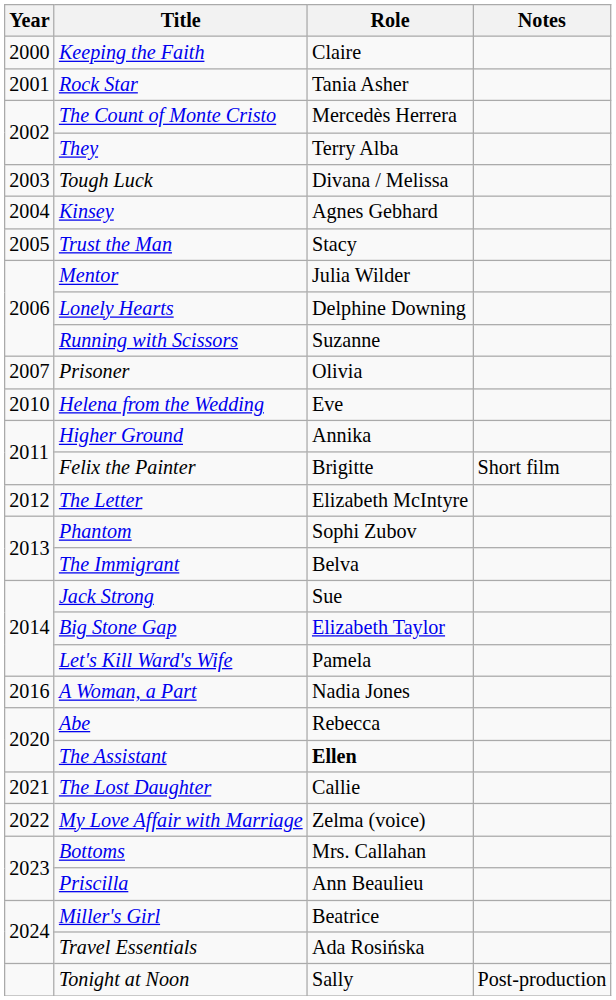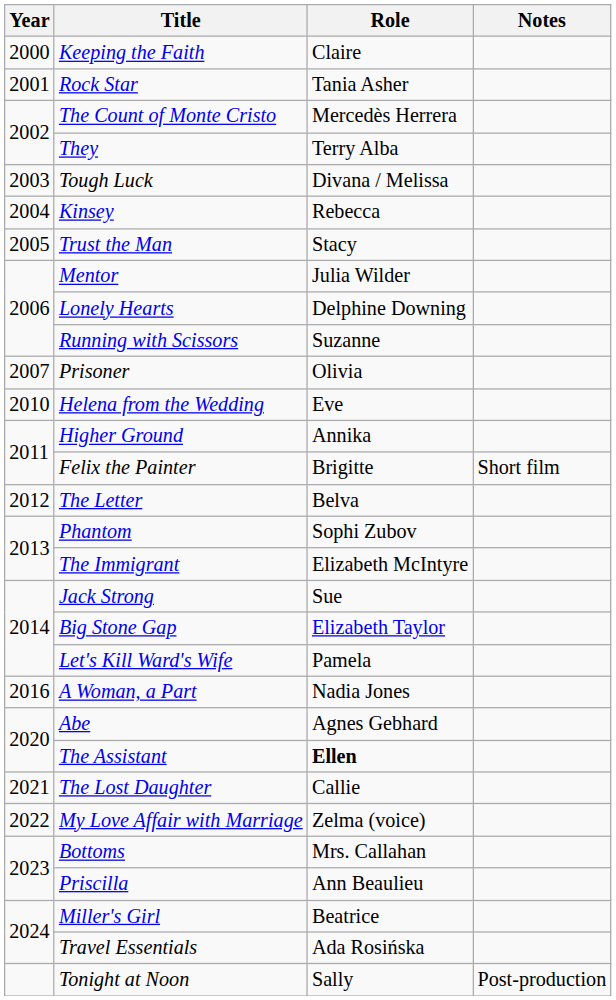(375, 212) Agnes Gebhard -> (346, 212) Rebecca
(390, 500) Elizabeth McIntyre -> (335, 500) Belva
(335, 564) Belva -> (390, 564) Elizabeth McIntyre
(346, 723) Rebecca -> (375, 723) Agnes Gebhard
